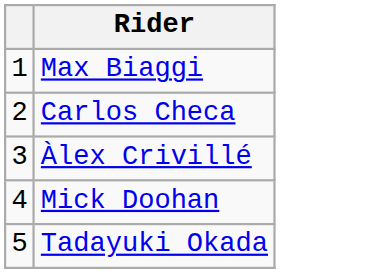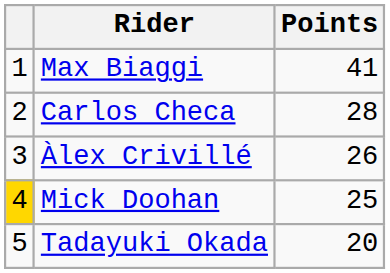+ column: (330, 27)
(20, 202) no background -> (20, 202) gold background
